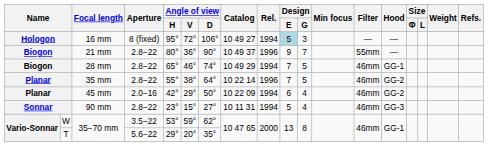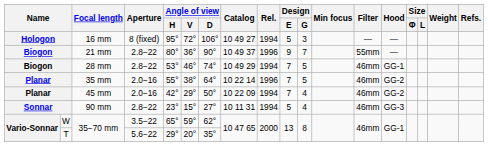(289, 38) lightblue background -> (289, 38) no background
(172, 66) 65° -> (172, 66) 53°
(144, 80) 2.8−22 -> (144, 80) 2.0−16
(289, 93) 6 -> (289, 93) 7
(172, 121) 53° -> (172, 121) 65°
